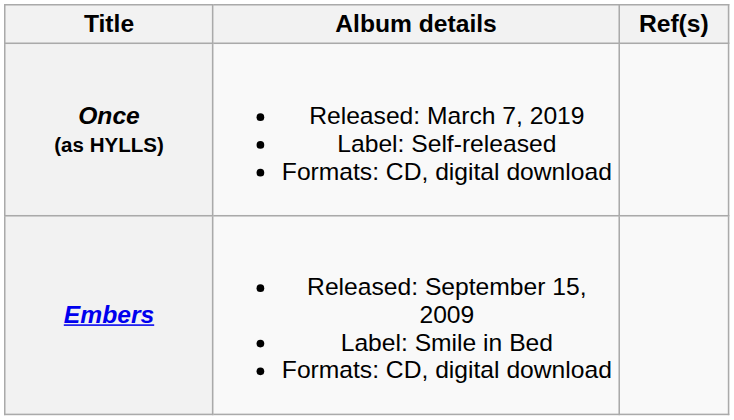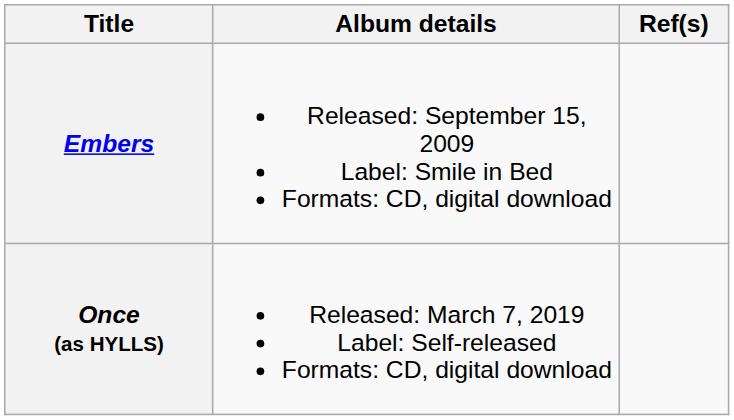rows swapped: (109, 314) <-> (109, 129)
